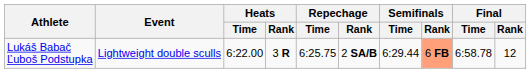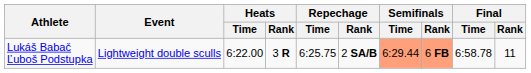(401, 54) no background -> (401, 54) lightsalmon background
(510, 54) 12 -> (510, 54) 11
